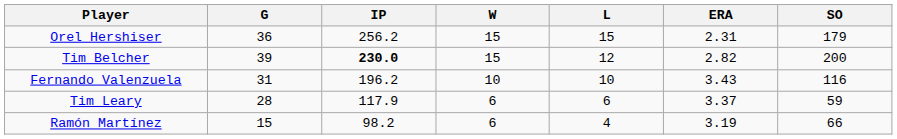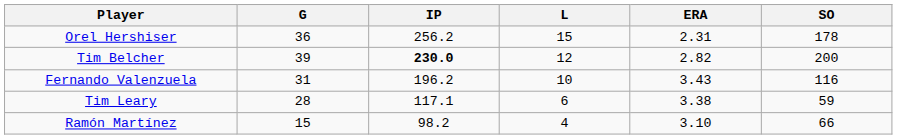- column: (493, 15)
(835, 37) 179 -> (826, 37) 178
(378, 102) 117.9 -> (434, 102) 117.1
(721, 102) 3.37 -> (695, 102) 3.38
(721, 123) 3.19 -> (695, 123) 3.10
